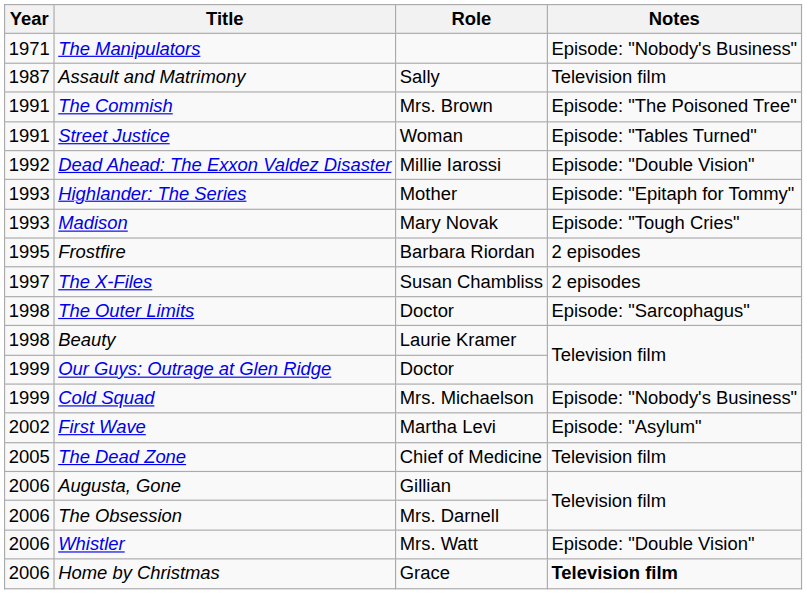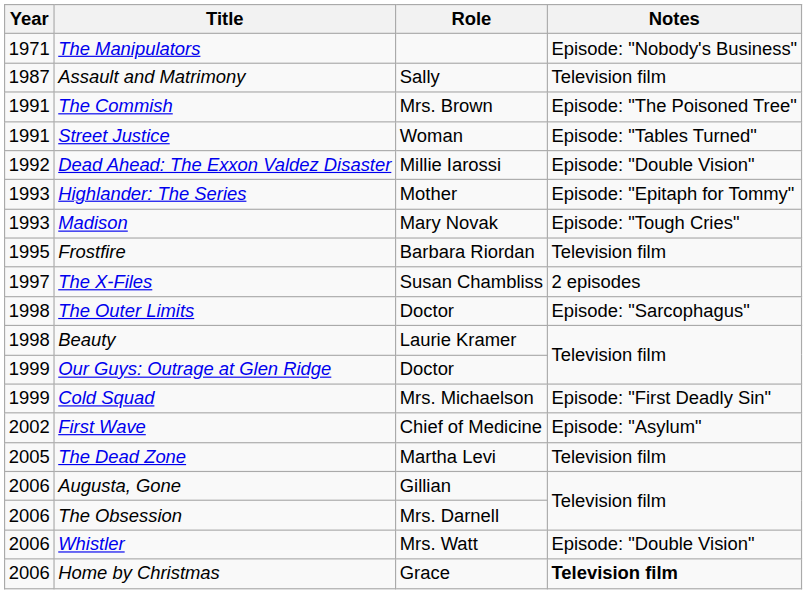(596, 252) 2 episodes -> (609, 252) Television film
(674, 398) Episode: "Nobody's Business" -> (661, 398) Episode: "First Deadly Sin"
(448, 427) Martha Levi -> (471, 427) Chief of Medicine
(471, 456) Chief of Medicine -> (448, 456) Martha Levi
